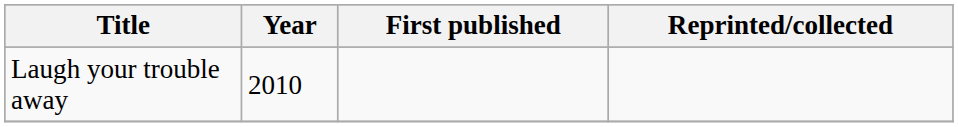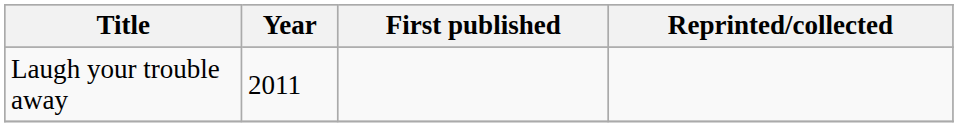(275, 84) 2010 -> (274, 84) 2011
